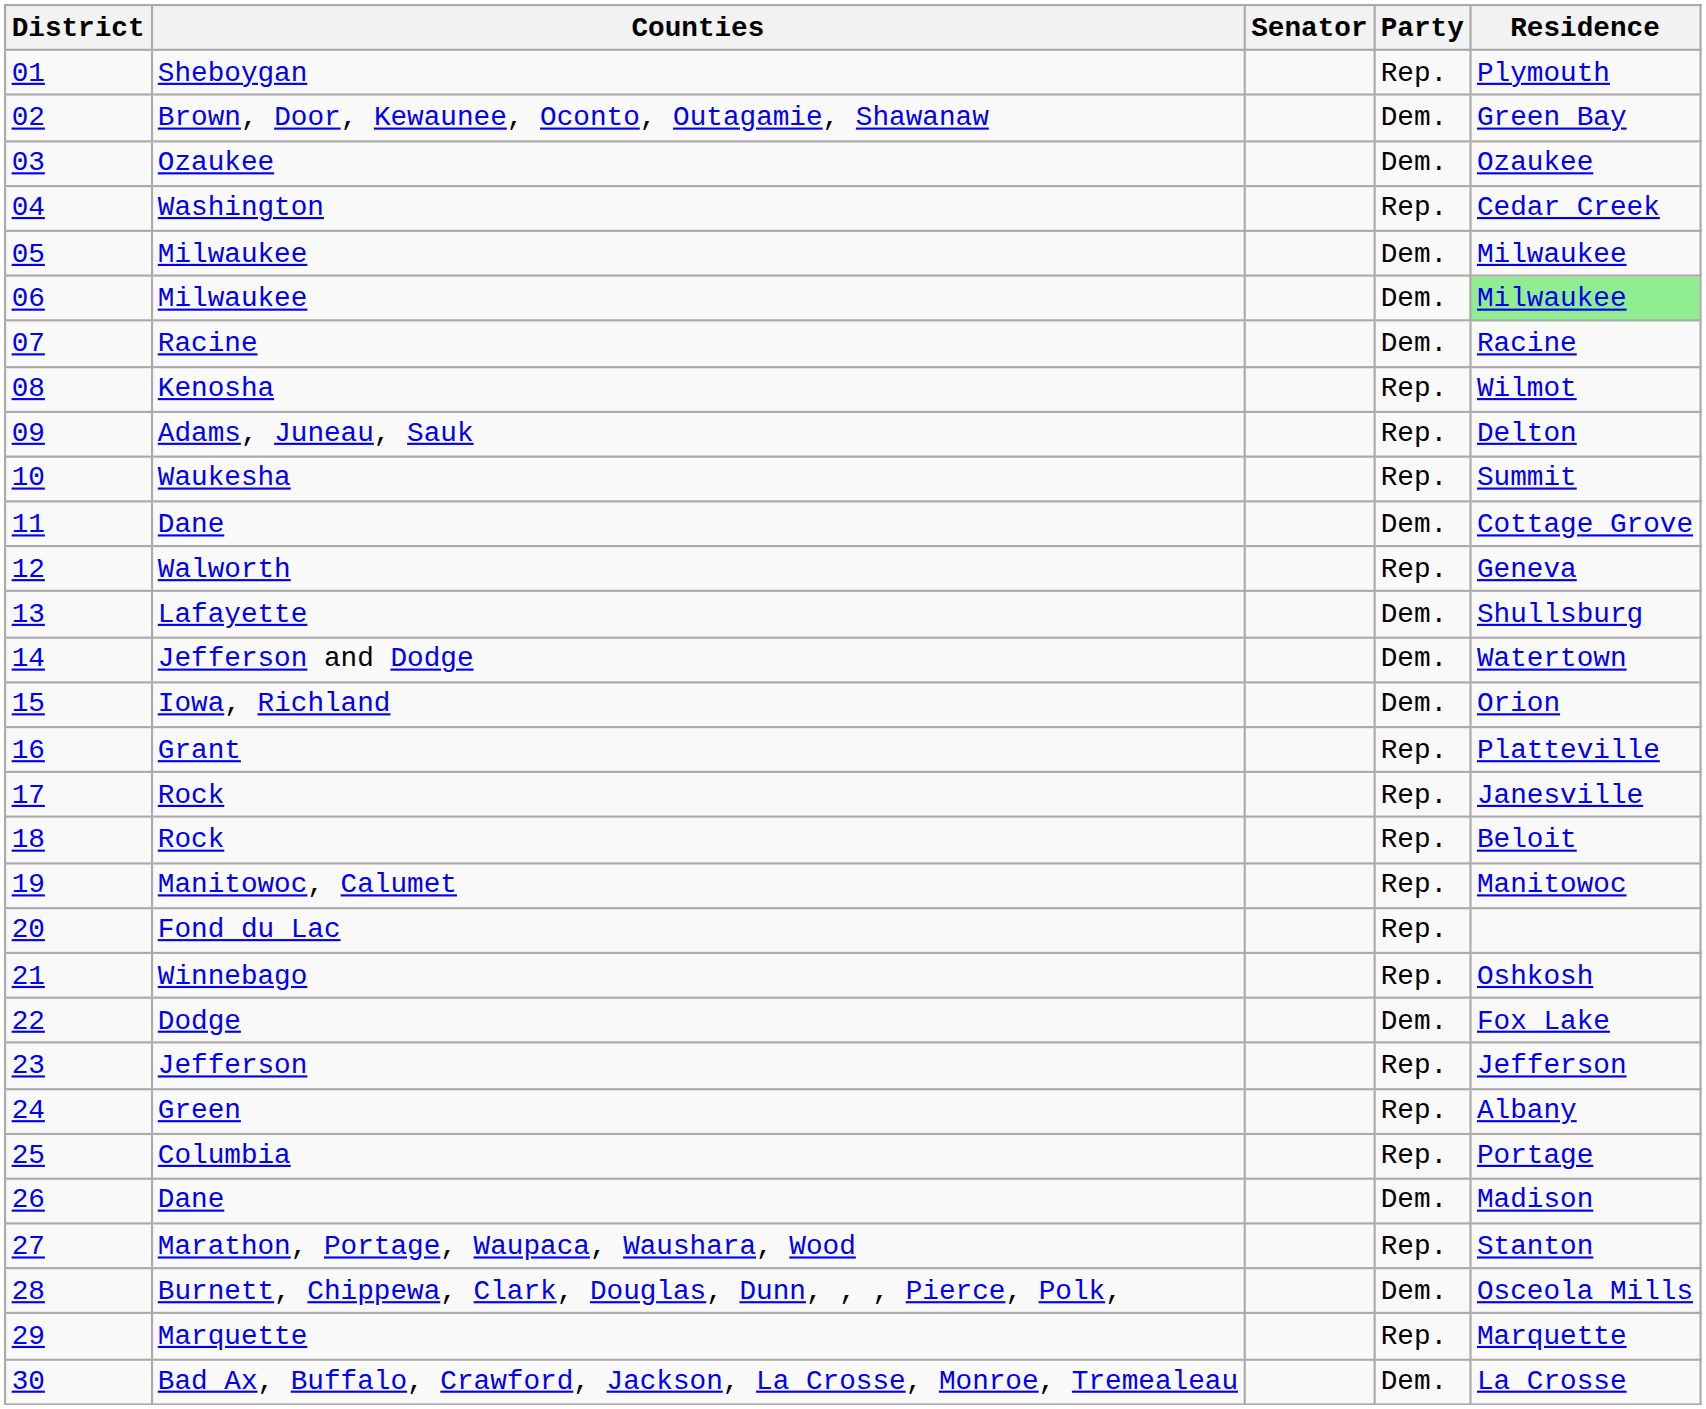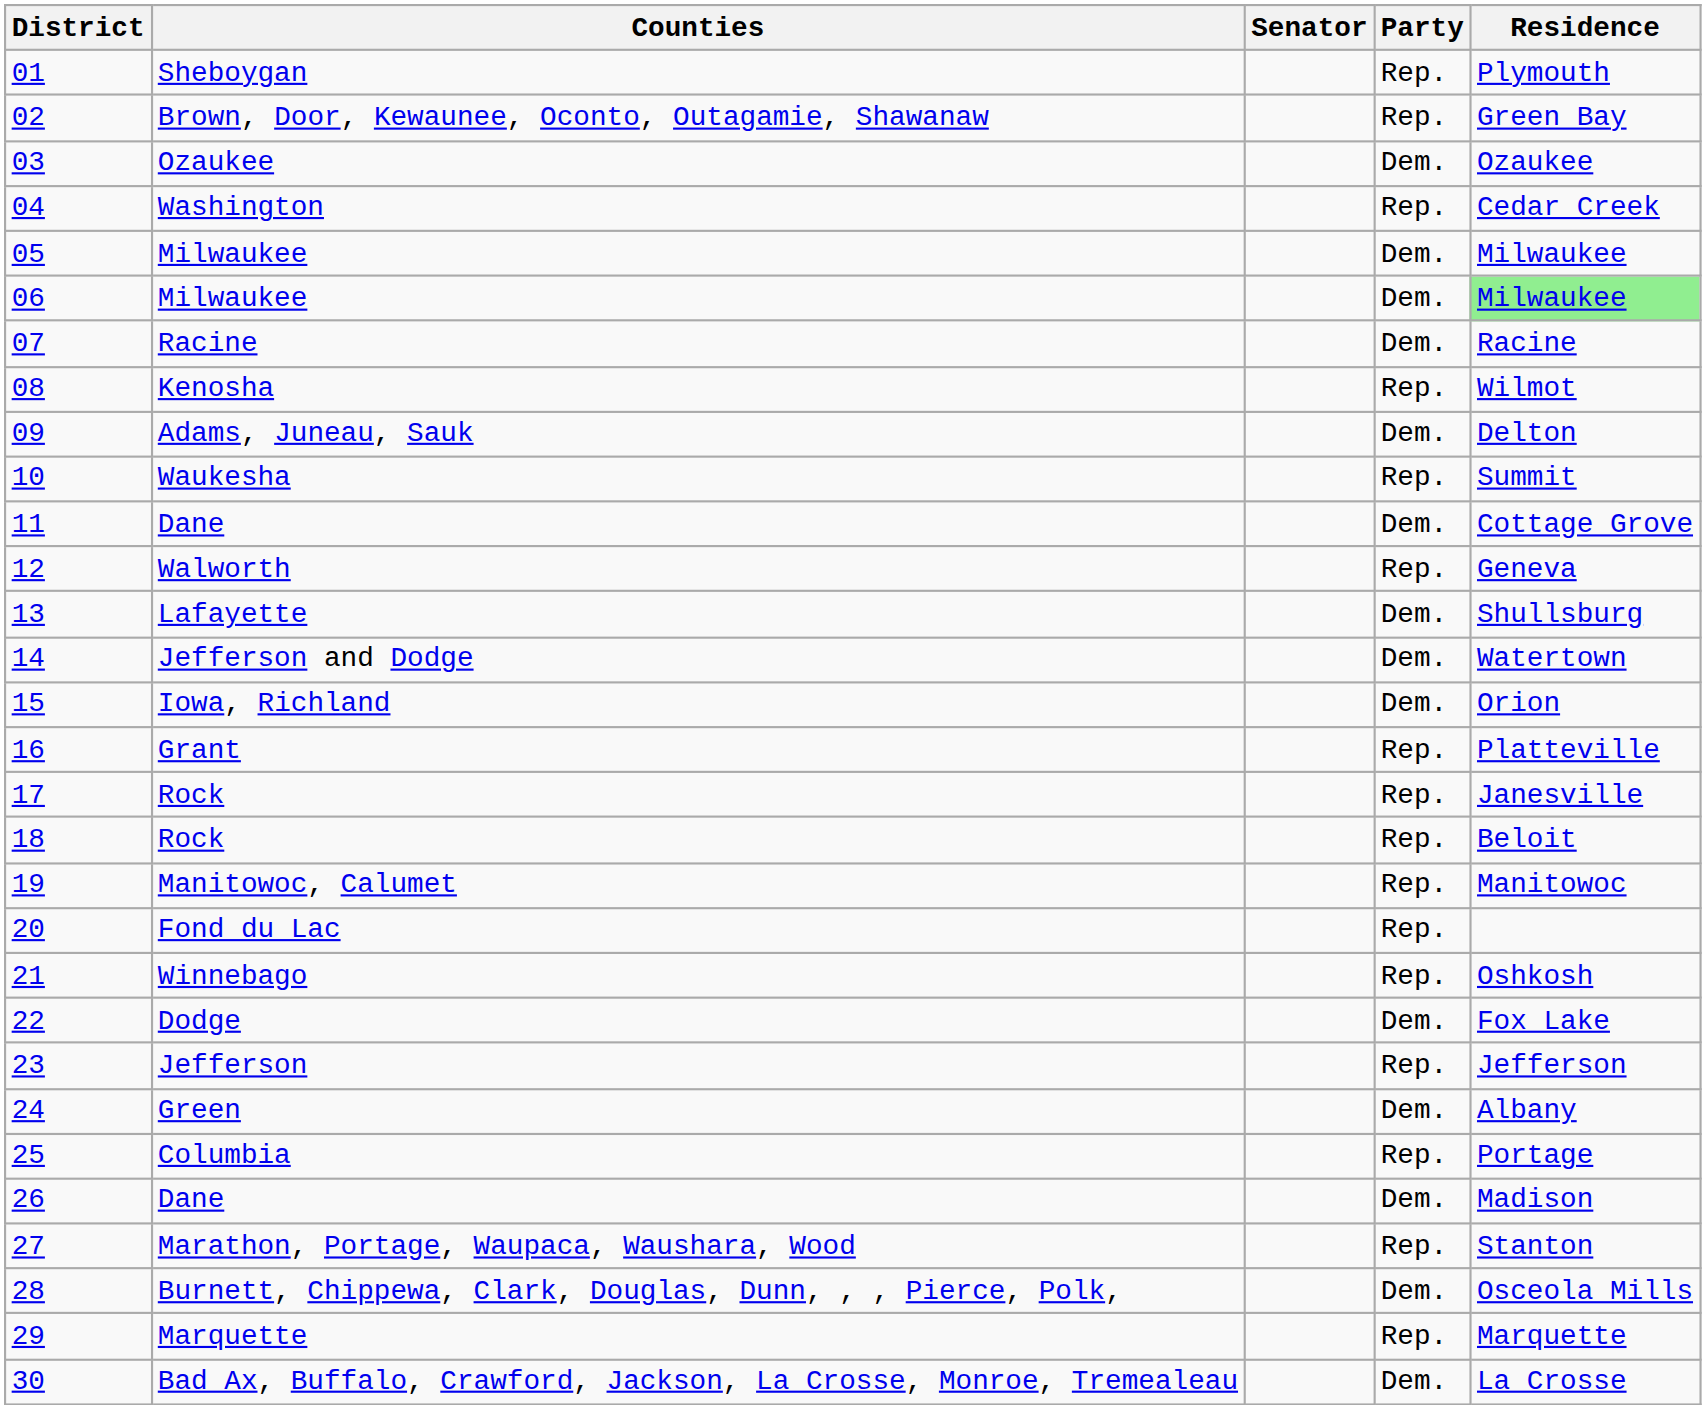(1414, 118) Dem. -> (1414, 118) Rep.
(1414, 434) Rep. -> (1414, 434) Dem.
(1414, 1111) Rep. -> (1414, 1111) Dem.
